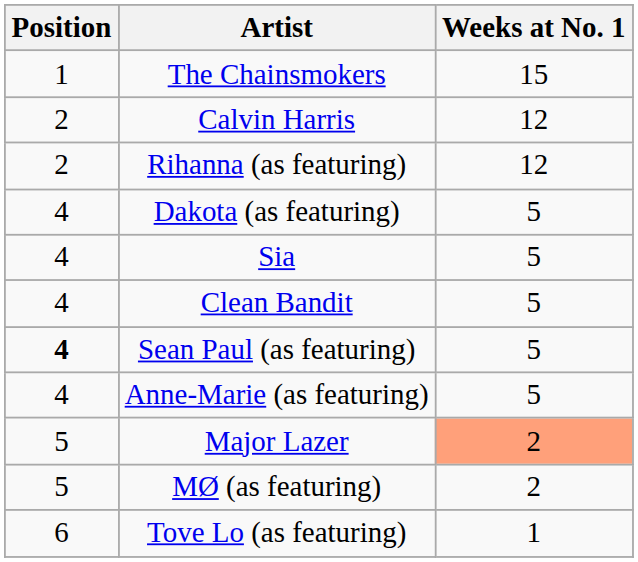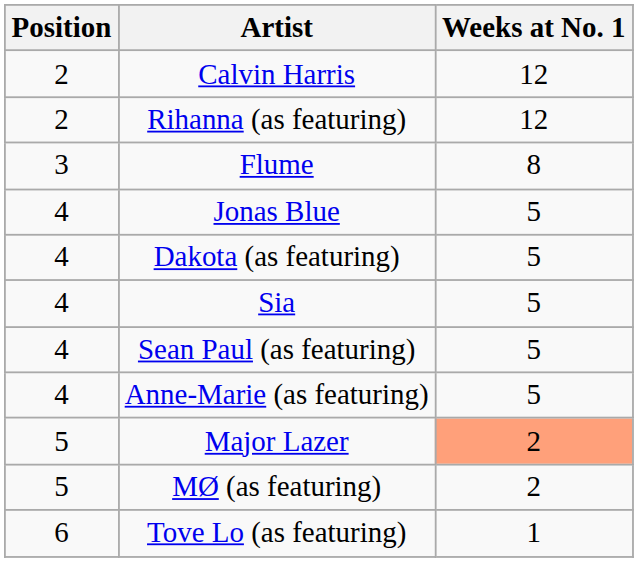- row: (277, 73)
+ row: (277, 165)
+ row: (277, 211)
- row: (277, 303)
(61, 348) bold -> (61, 348) normal
